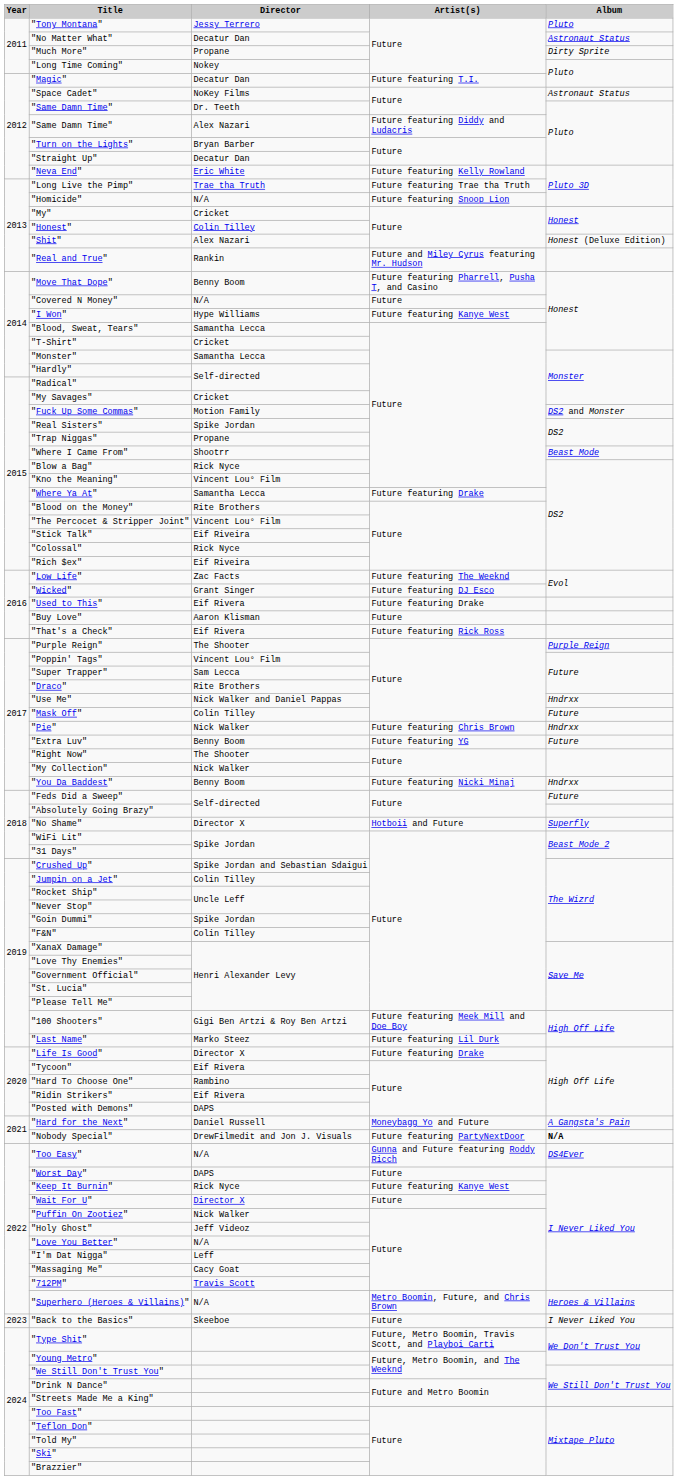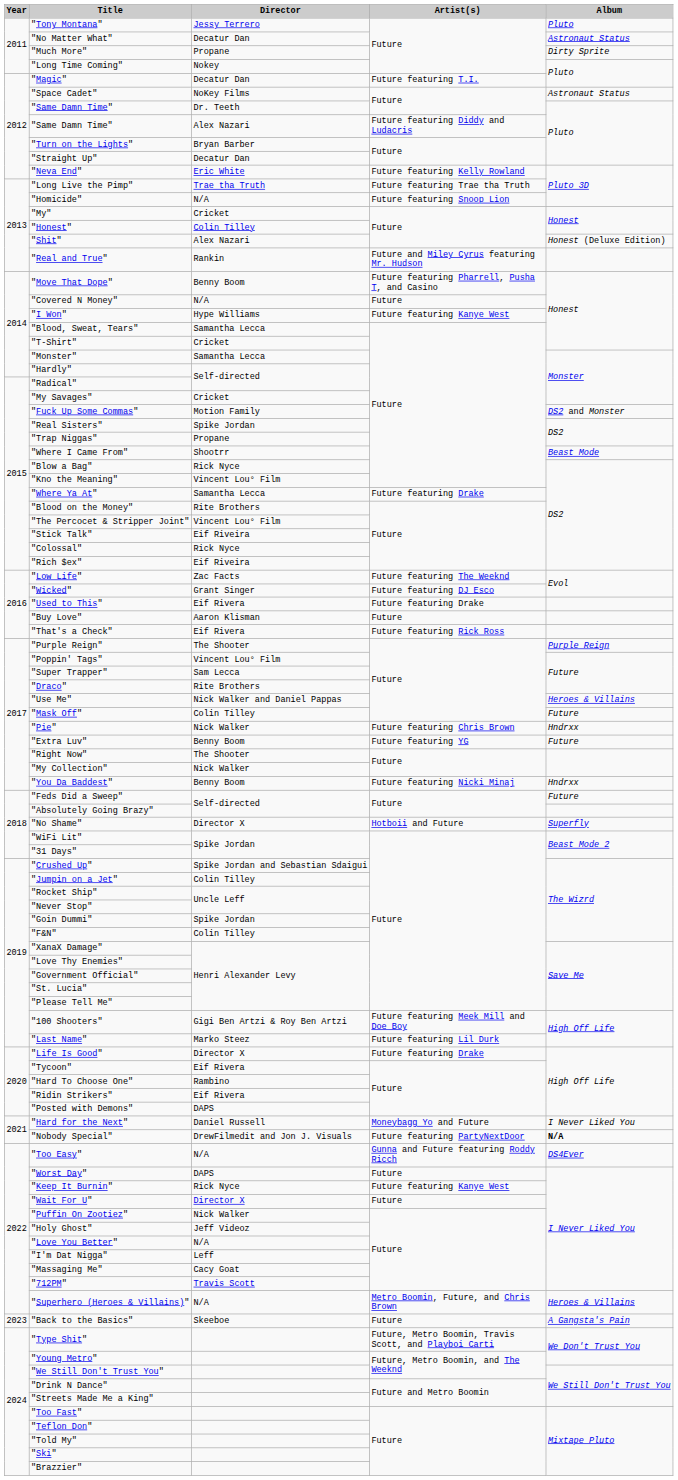(563, 701) Hndrxx -> (591, 701) Heroes & Villains
(589, 1123) A Gangsta's Pain -> (591, 1123) I Never Liked You
(591, 1321) I Never Liked You -> (589, 1321) A Gangsta's Pain
